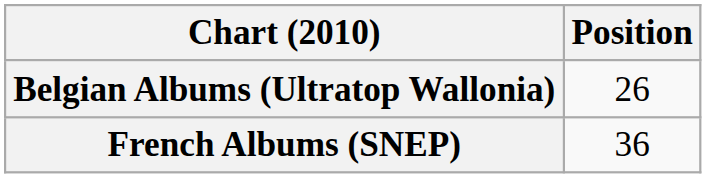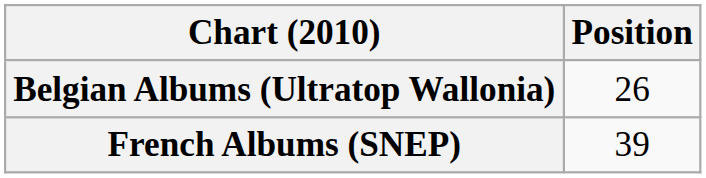(632, 144) 36 -> (632, 144) 39
